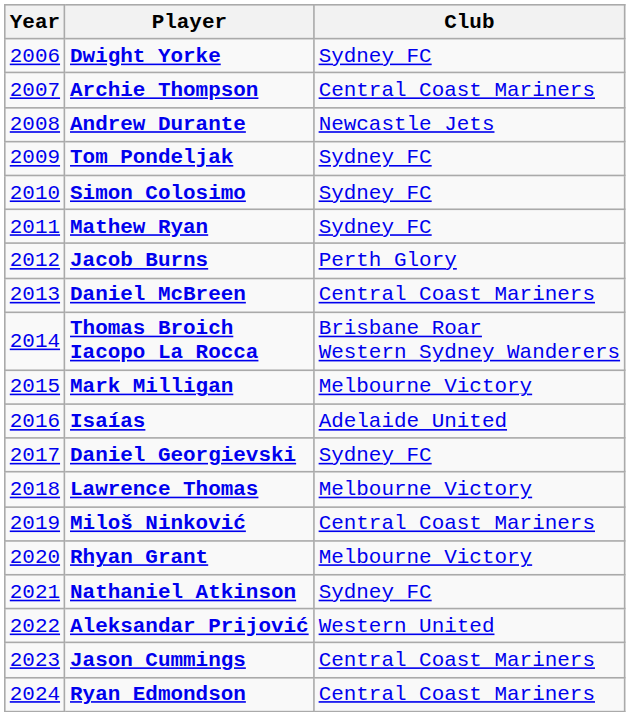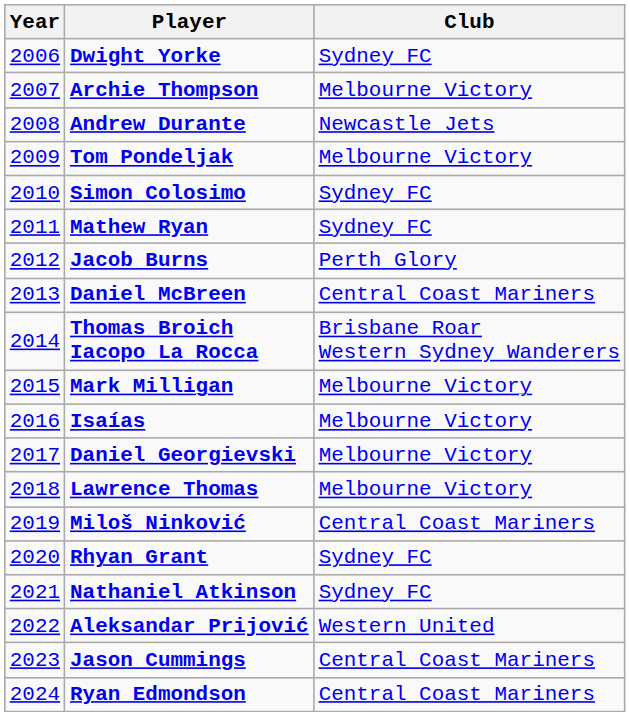(457, 90) Central Coast Mariners -> (425, 90) Melbourne Victory
(375, 158) Sydney FC -> (425, 158) Melbourne Victory
(413, 421) Adelaide United -> (425, 421) Melbourne Victory
(375, 455) Sydney FC -> (425, 455) Melbourne Victory
(425, 558) Melbourne Victory -> (375, 558) Sydney FC
